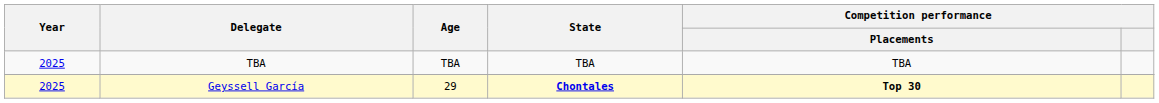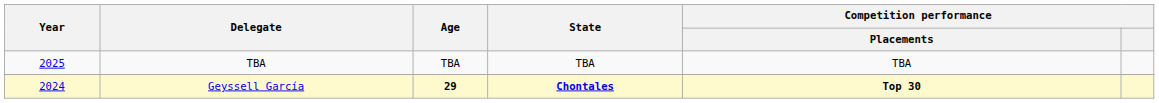(52, 86) 2025 -> (52, 86) 2024
(450, 86) normal -> (450, 86) bold
